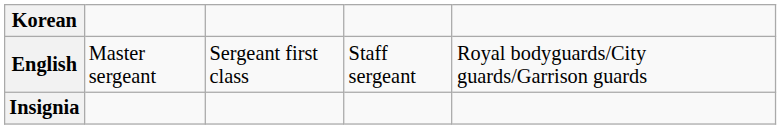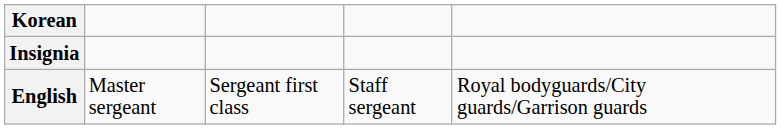rows swapped: (44, 64) <-> (44, 107)
